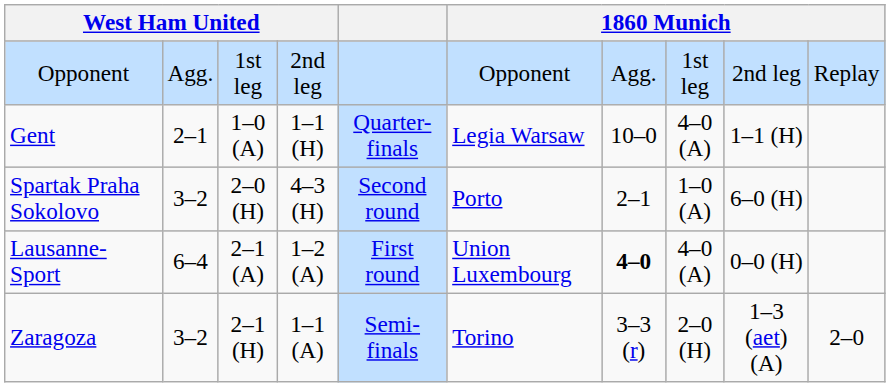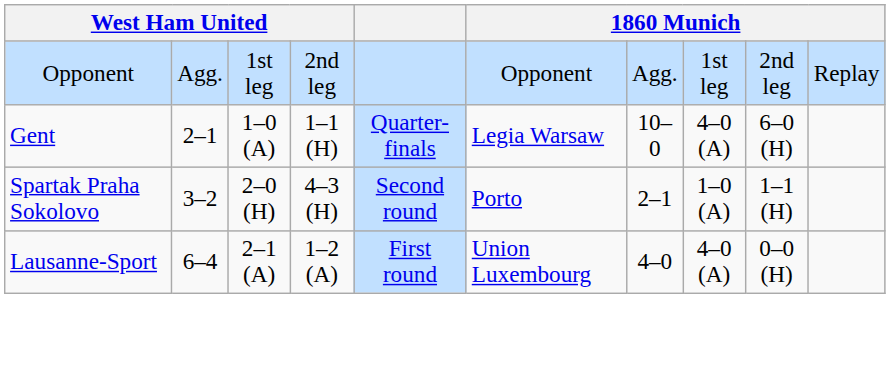(766, 135) 1–1 (H) -> (777, 135) 6–0 (H)
(766, 198) 6–0 (H) -> (777, 198) 1–1 (H)
(634, 261) bold -> (655, 261) normal
- row: (53, 337)
